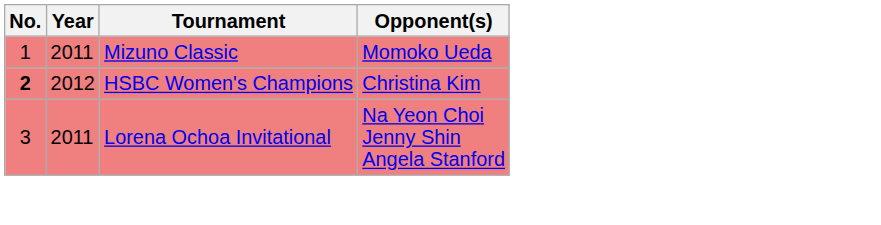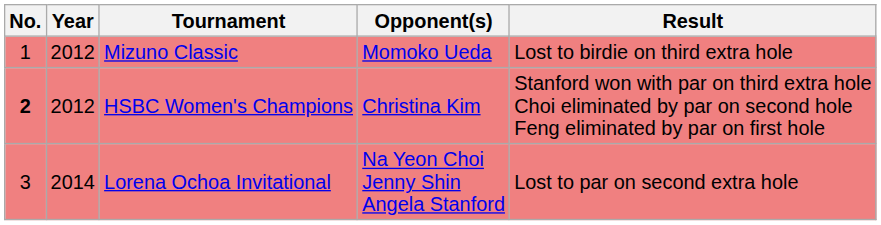+ column: (693, 21)
(72, 52) 2011 -> (73, 52) 2012
(72, 137) 2011 -> (73, 182) 2014
